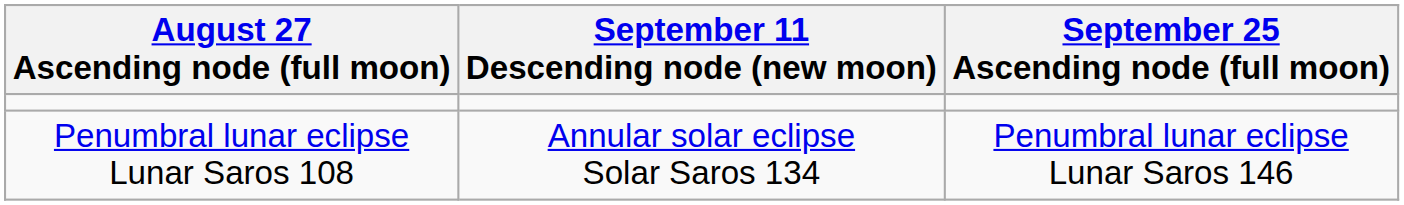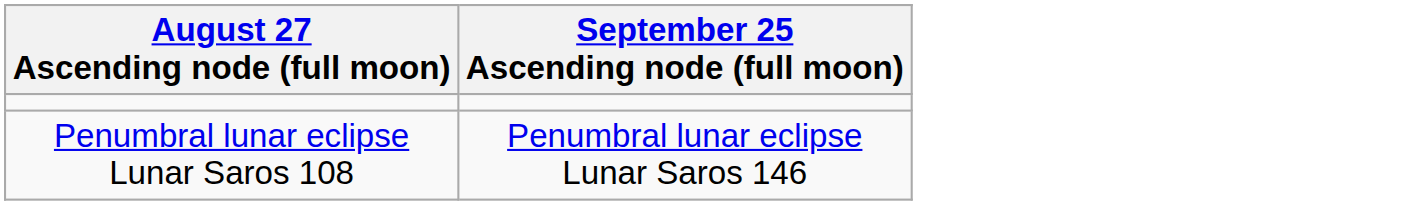- column: (701, 49)
